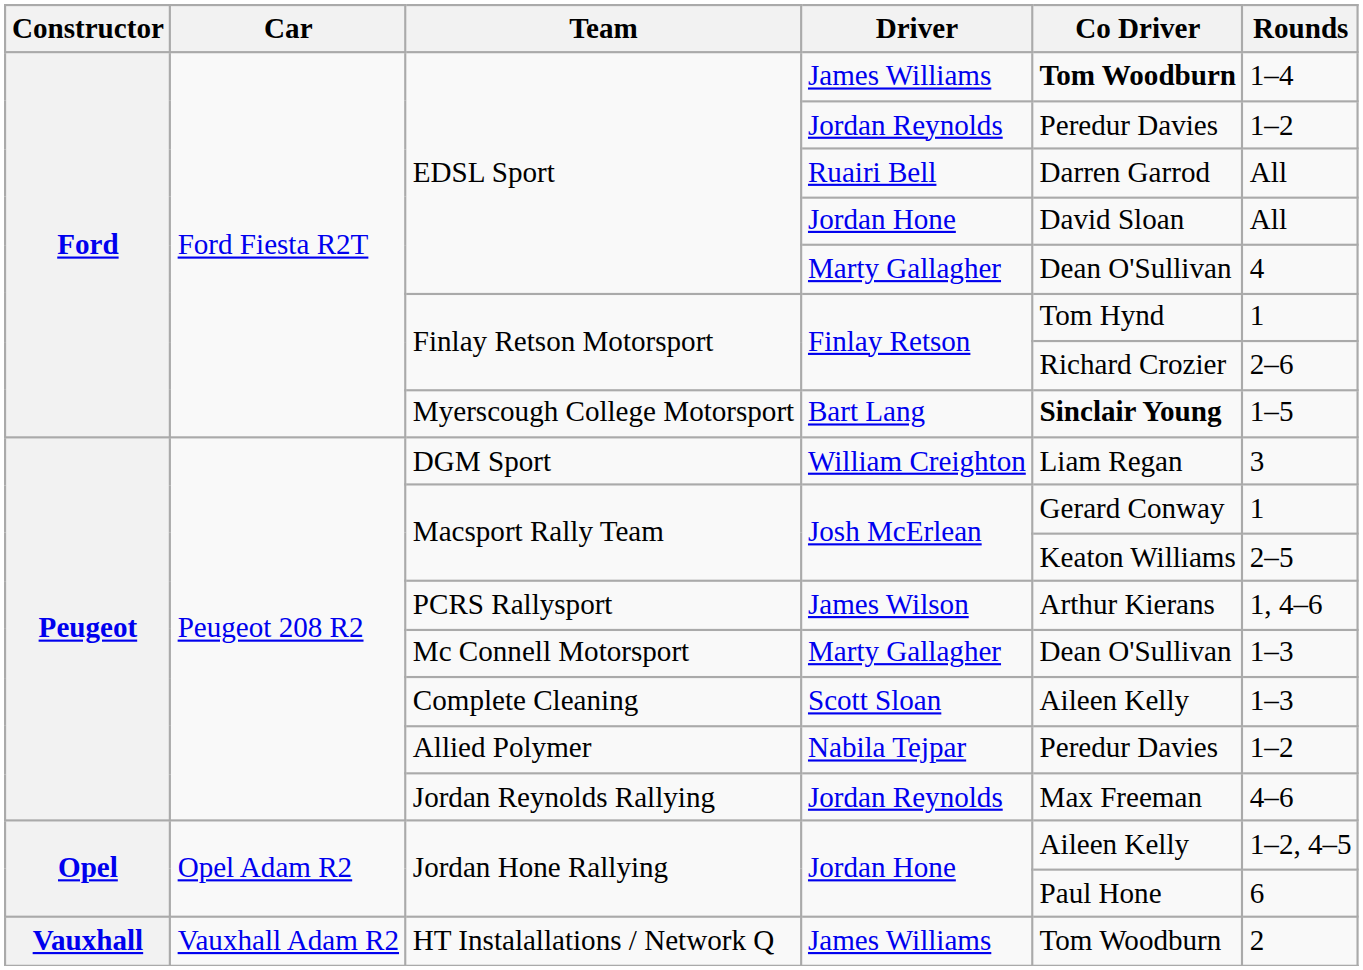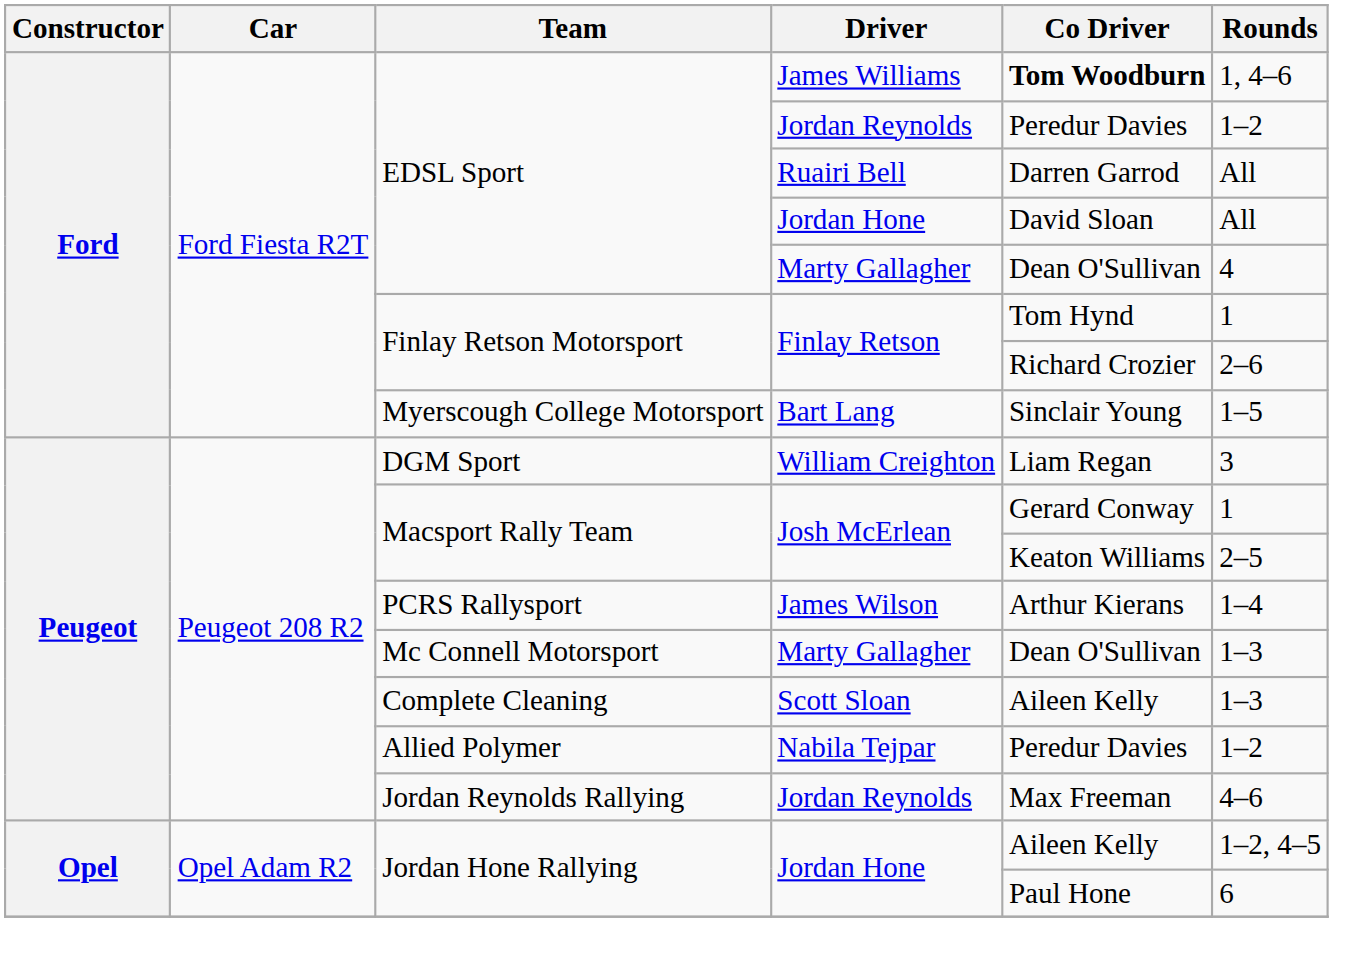(1272, 76) 1–4 -> (1256, 76) 1, 4–6
(1131, 412) bold -> (1095, 412) normal
(1286, 604) 1, 4–6 -> (1241, 604) 1–4
- row: (594, 940)
